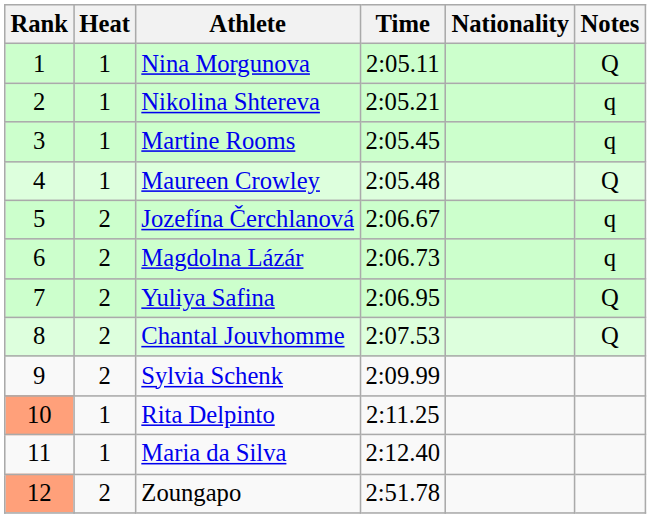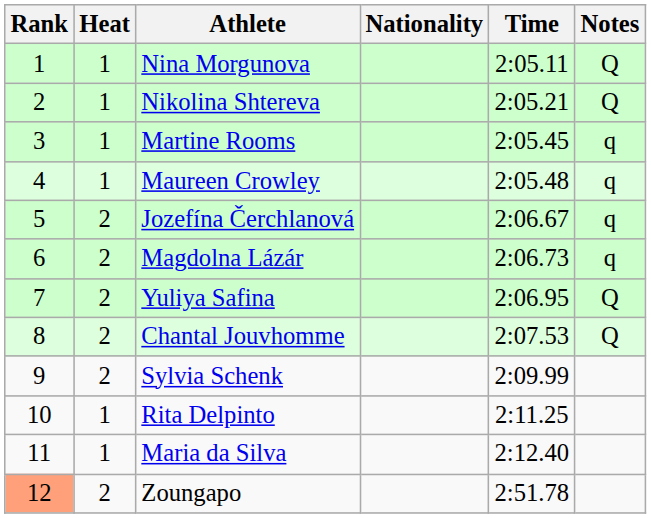columns swapped: (510, 24) <-> (403, 24)
(610, 102) q -> (610, 102) Q
(610, 180) Q -> (610, 180) q
(39, 414) lightsalmon background -> (39, 414) no background
